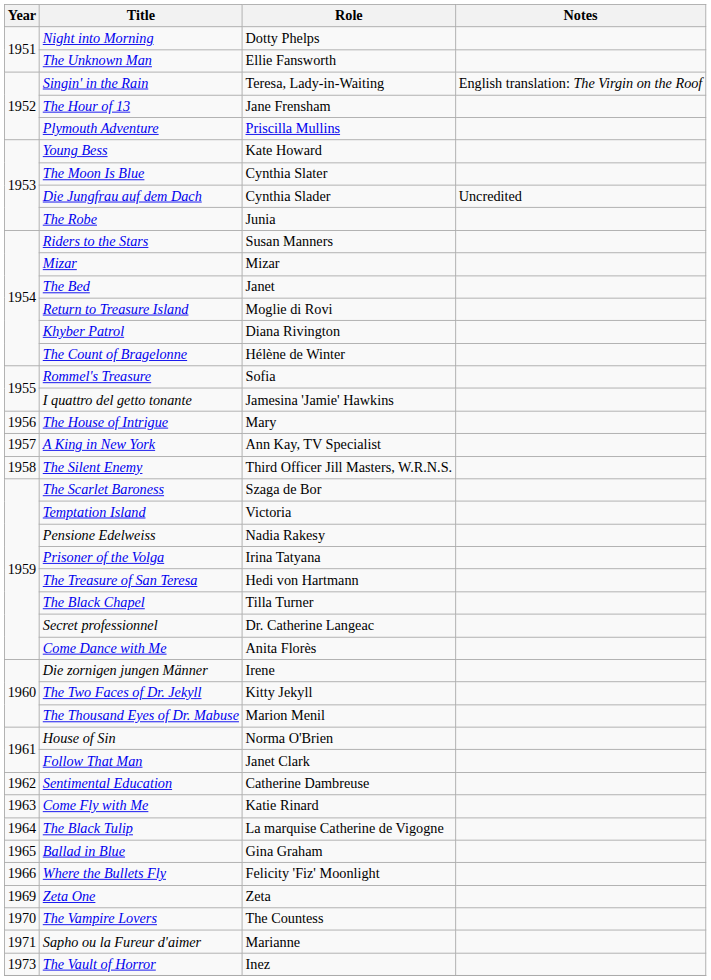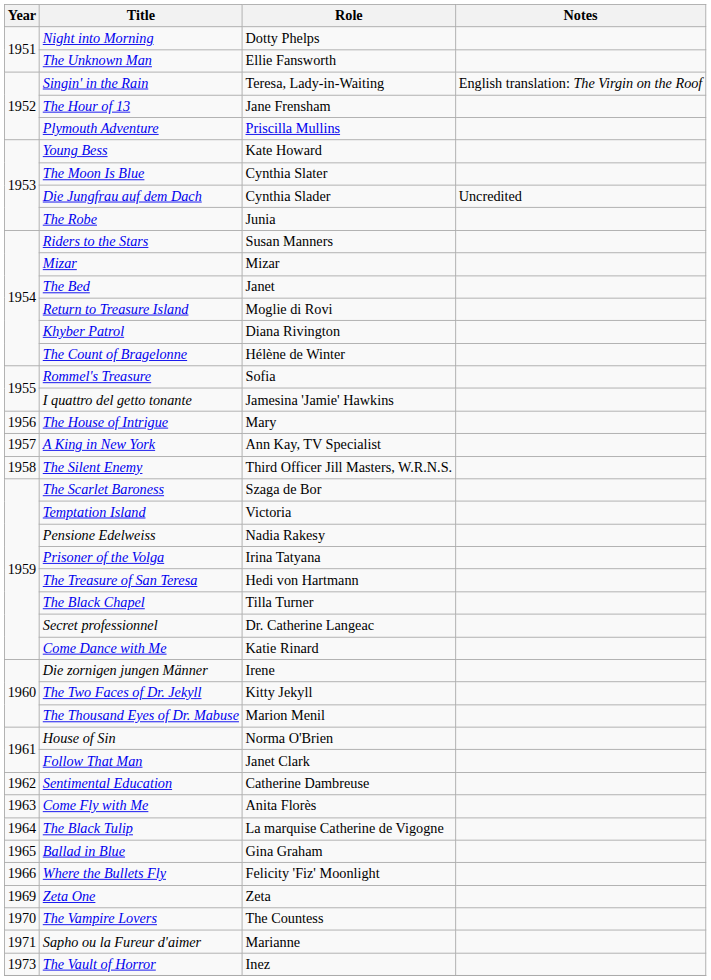(281, 648) Anita Florès -> (282, 648) Katie Rinard
(282, 806) Katie Rinard -> (281, 806) Anita Florès
